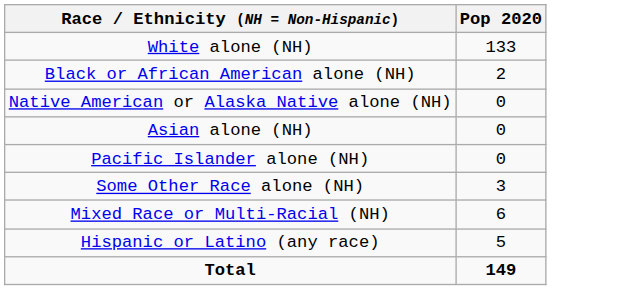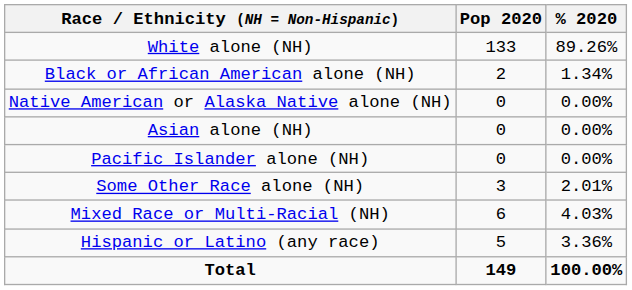+ column: (586, 19)
